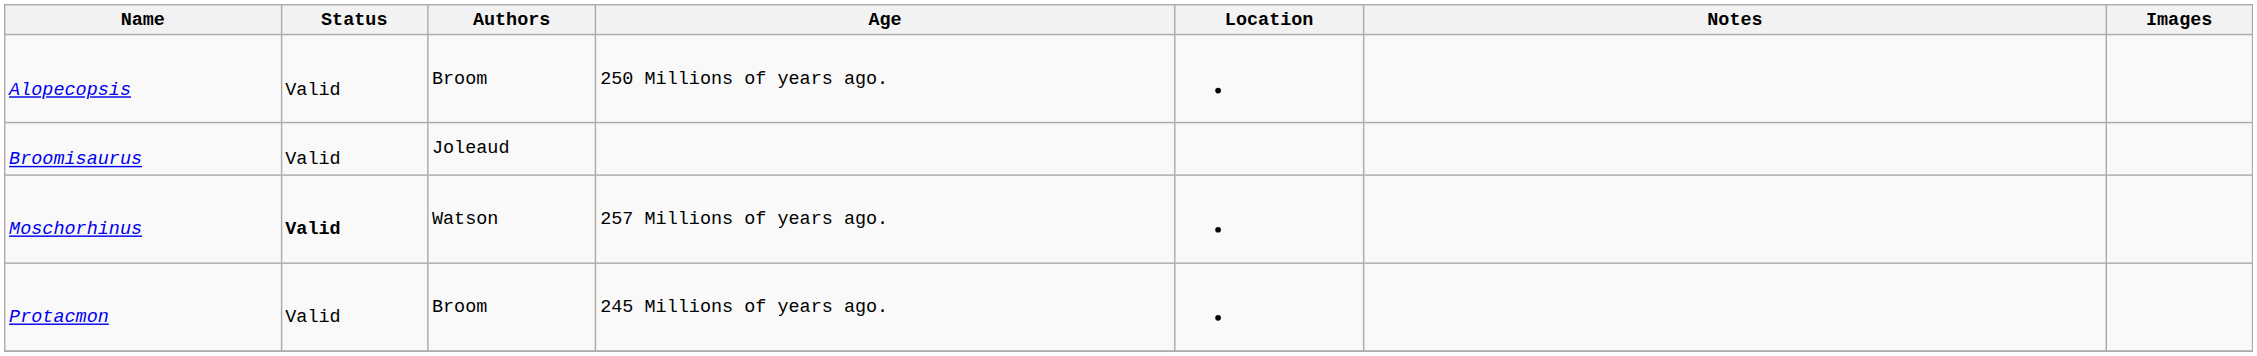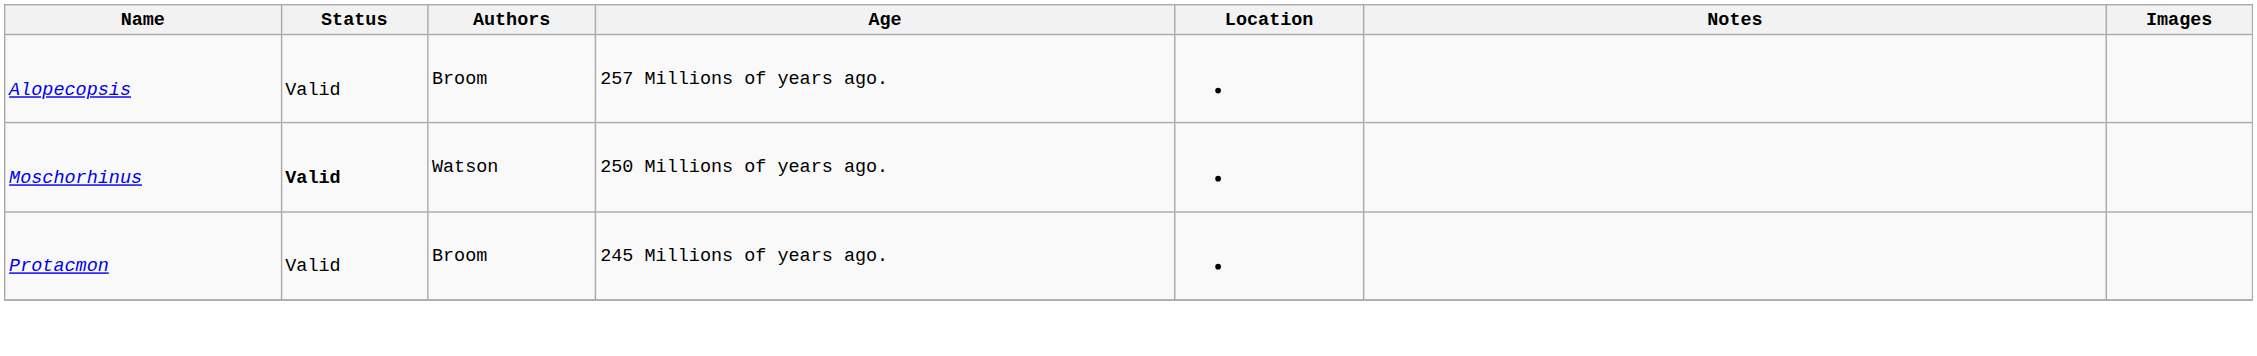(744, 79) 250 Millions of years ago. -> (744, 79) 257 Millions of years ago.
- row: (76, 159)
(744, 219) 257 Millions of years ago. -> (744, 167) 250 Millions of years ago.
